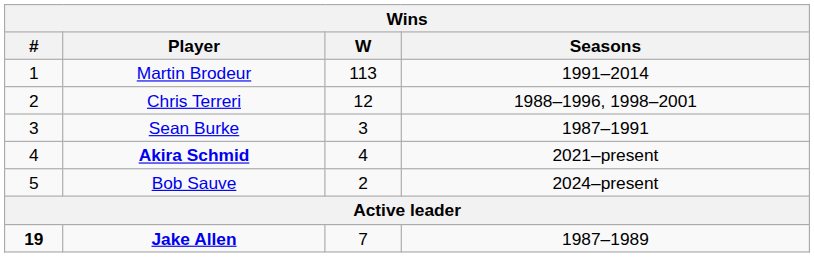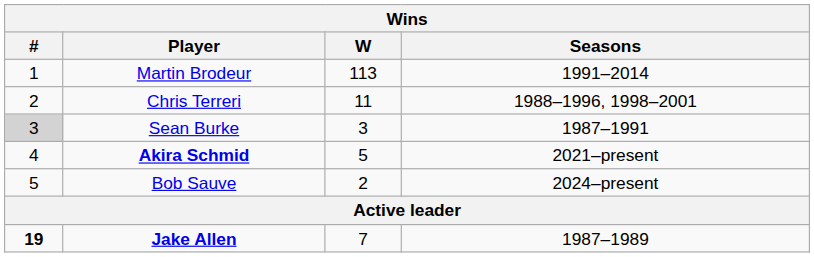(363, 101) 12 -> (363, 101) 11
(34, 128) no background -> (34, 128) lightgrey background
(363, 156) 4 -> (363, 156) 5
